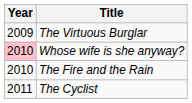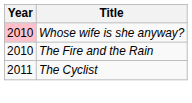- row: (93, 32)
